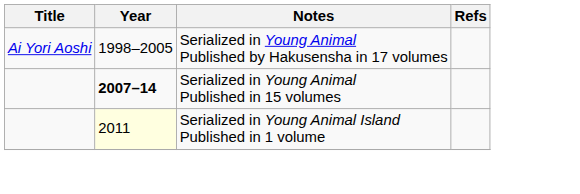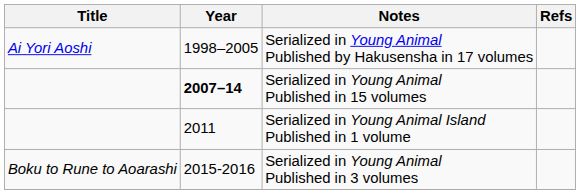(114, 128) lightyellow background -> (200, 128) no background
+ row: (353, 169)
